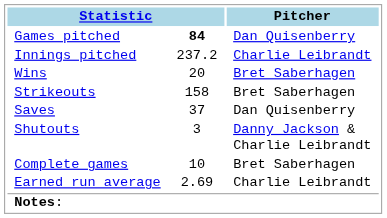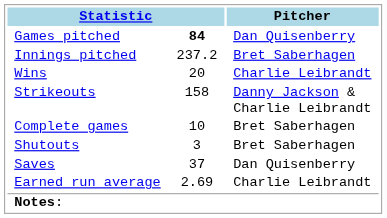(302, 55) Charlie Leibrandt -> (294, 55) Bret Saberhagen
(294, 73) Bret Saberhagen -> (302, 73) Charlie Leibrandt
(294, 92) Bret Saberhagen -> (302, 100) Danny Jackson & Charlie Leibrandt
rows swapped: (71, 164) <-> (35, 110)
(302, 137) Danny Jackson & Charlie Leibrandt -> (294, 145) Bret Saberhagen
